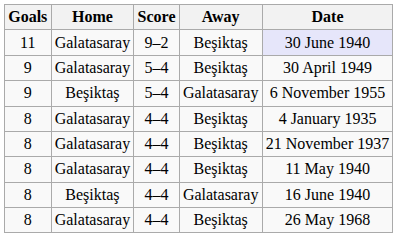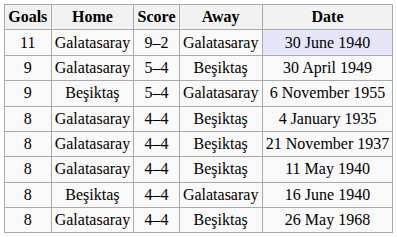(221, 42) Beşiktaş -> (221, 42) Galatasaray
